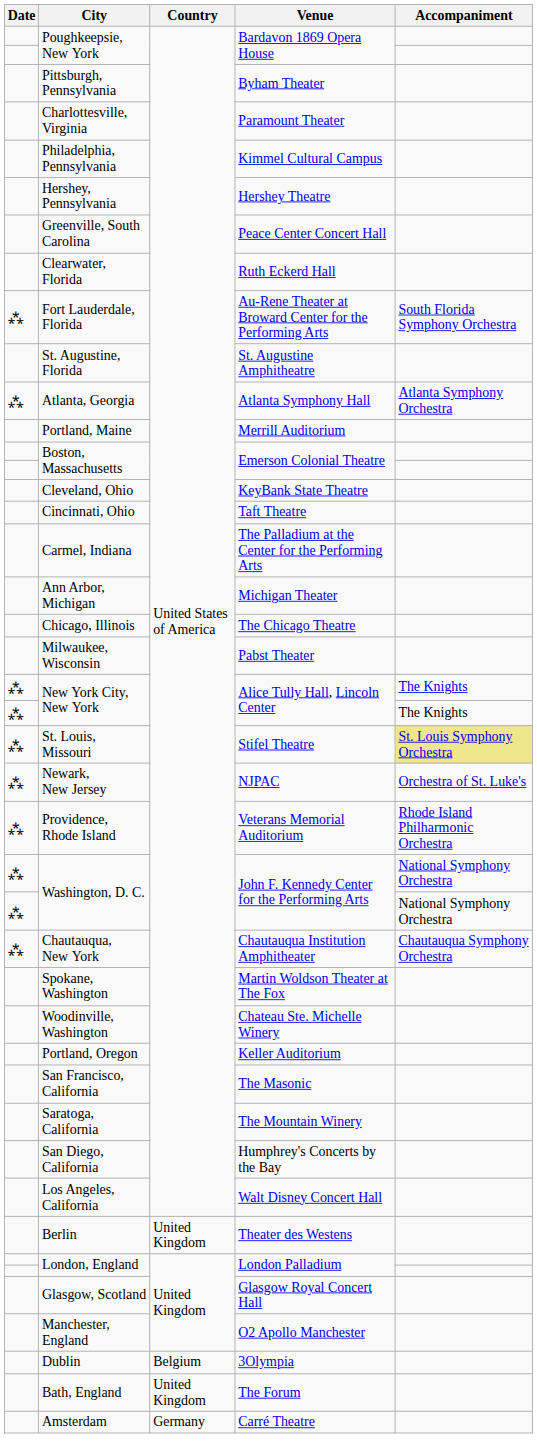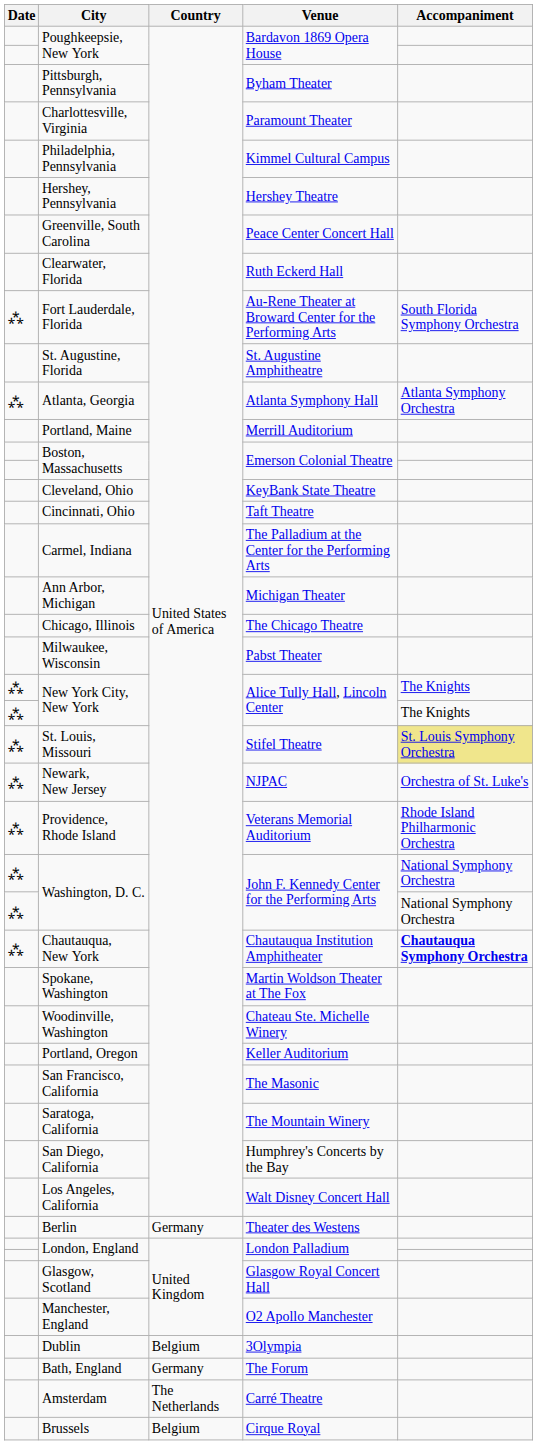(464, 948) normal -> (464, 948) bold
(179, 1235) United Kingdom -> (178, 1227) Germany
(179, 1392) United Kingdom -> (178, 1368) Germany
(179, 1422) Germany -> (185, 1398) The Netherlands
+ row: (65, 1428)
